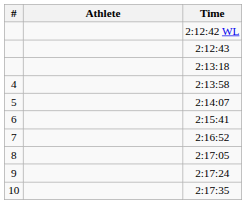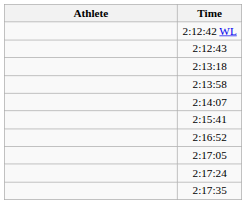- column: (14, 13)
